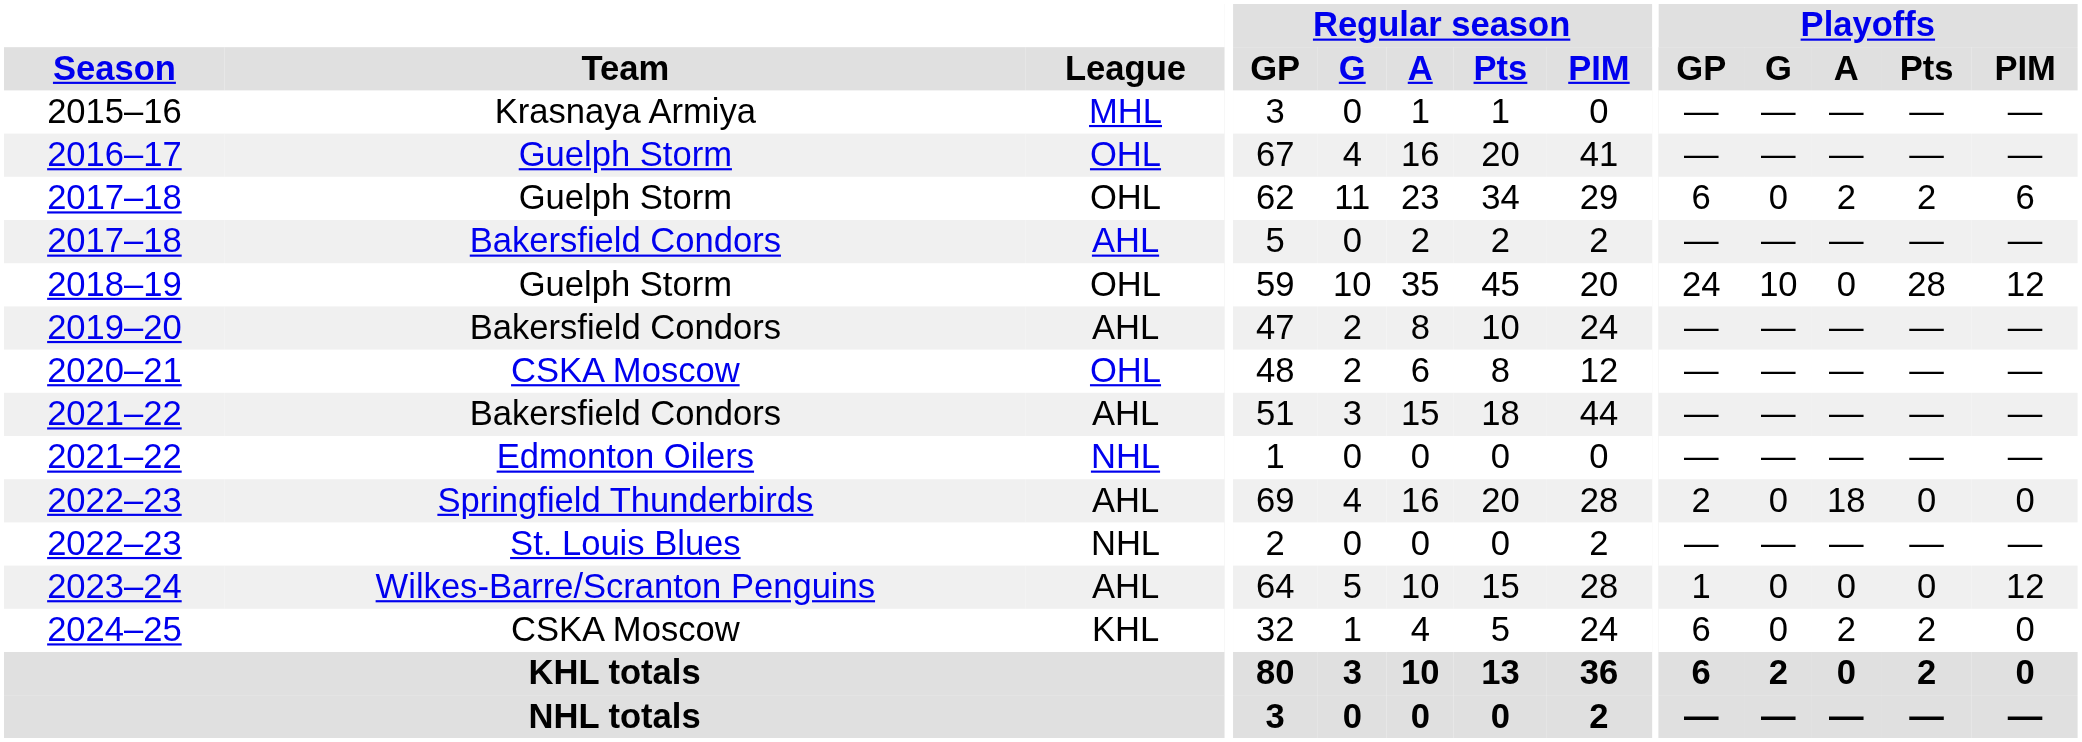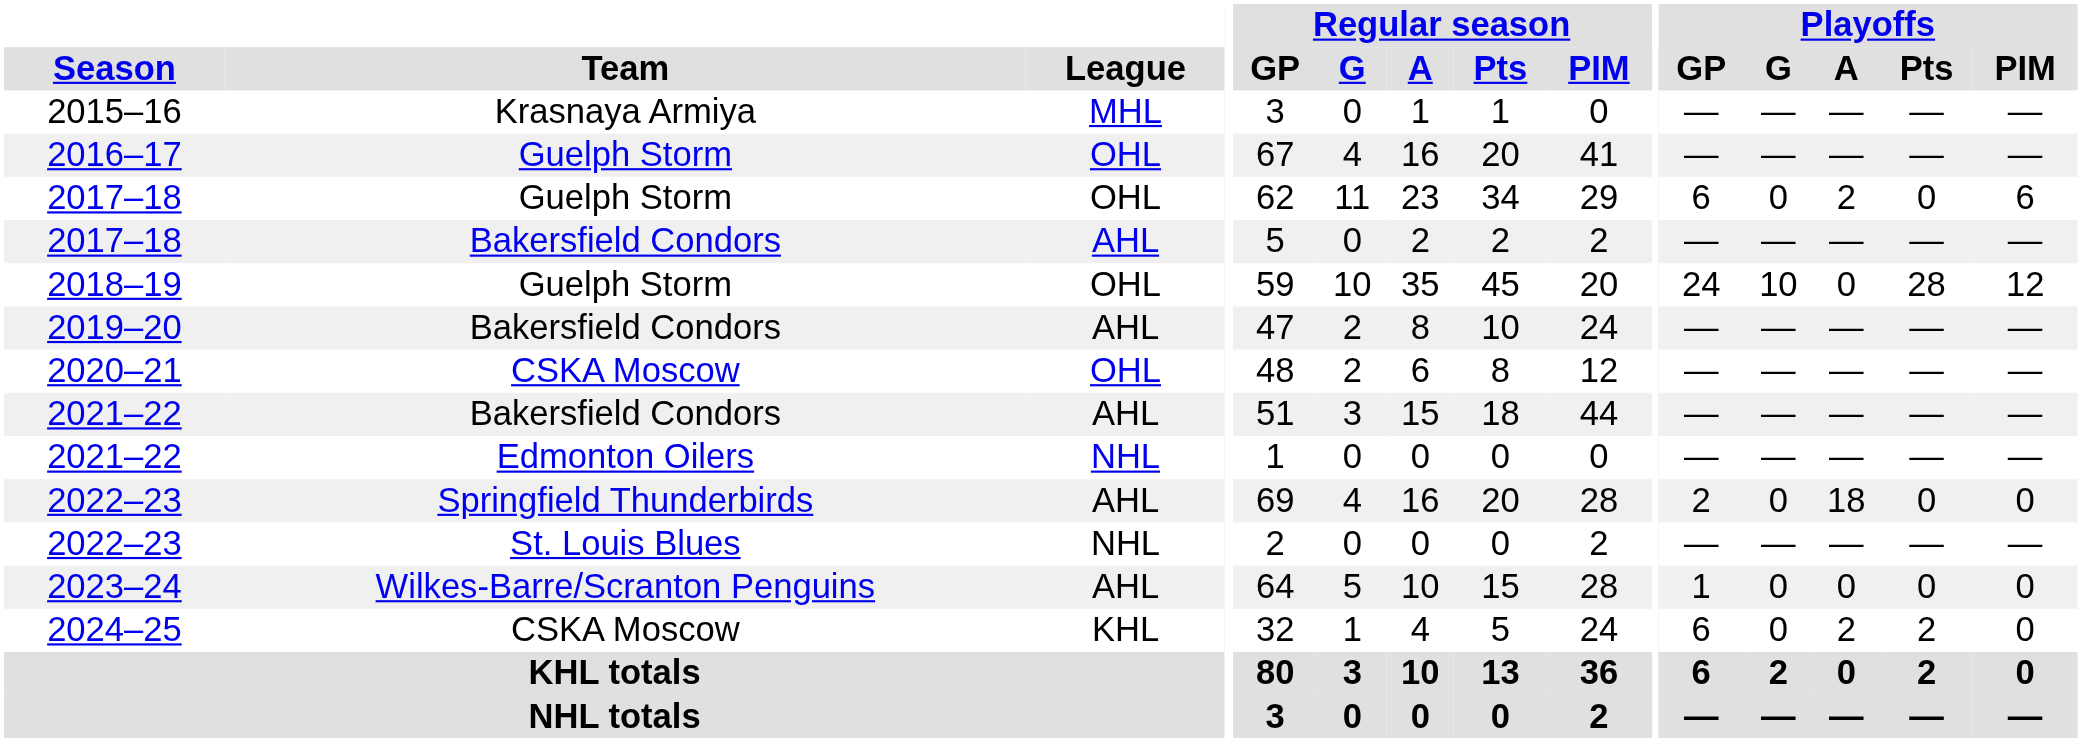(1927, 197) 2 -> (1927, 197) 0
(2025, 586) 12 -> (2025, 586) 0
